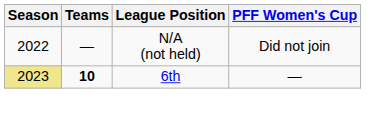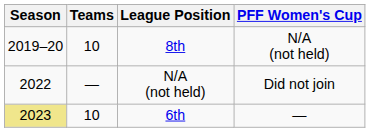+ row: (175, 46)
(87, 76) bold -> (92, 115) normal
